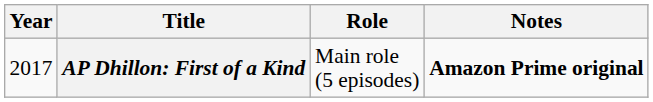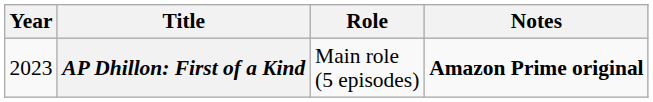(31, 67) 2017 -> (31, 67) 2023
